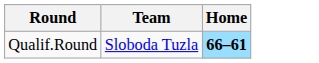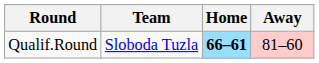+ column: (282, 18)
